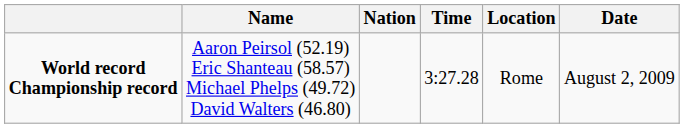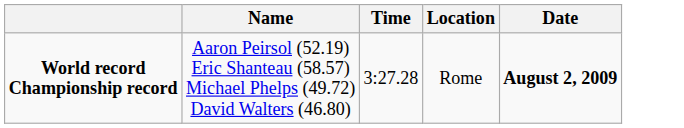- column: (390, 18)
(619, 78) normal -> (560, 78) bold
